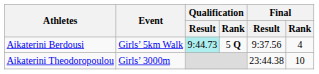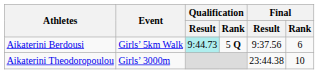(300, 45) 4 -> (300, 45) 6
